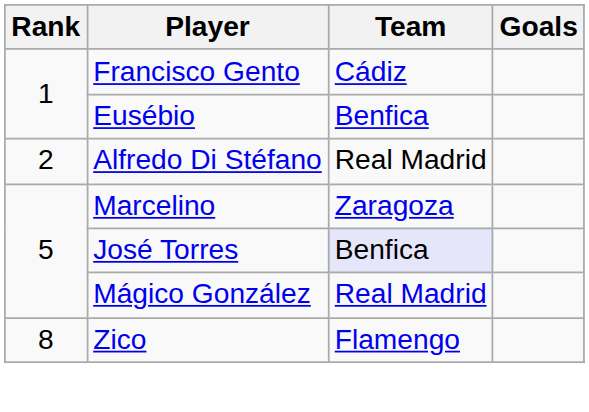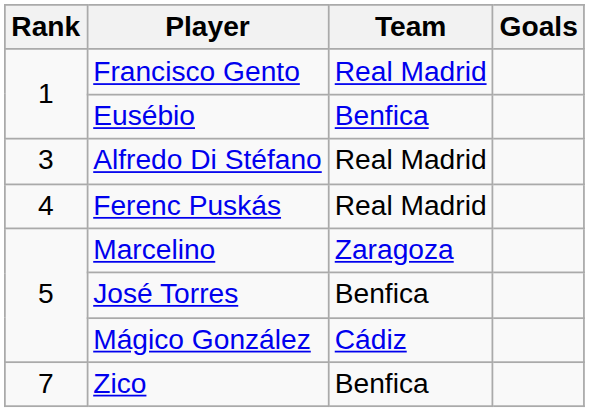(371, 71) Cádiz -> (411, 71) Real Madrid
(46, 160) 2 -> (46, 160) 3
+ row: (187, 205)
(382, 250) lavender background -> (382, 294) no background
(411, 294) Real Madrid -> (371, 339) Cádiz
(46, 339) 8 -> (46, 384) 7
(397, 339) Flamengo -> (382, 384) Benfica
